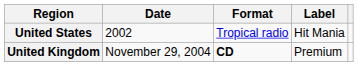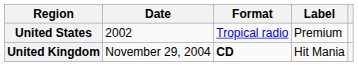(319, 33) Hit Mania -> (318, 33) Premium
(318, 52) Premium -> (319, 52) Hit Mania
